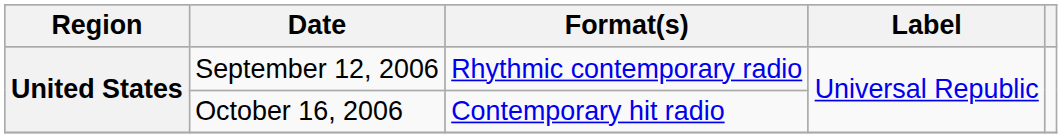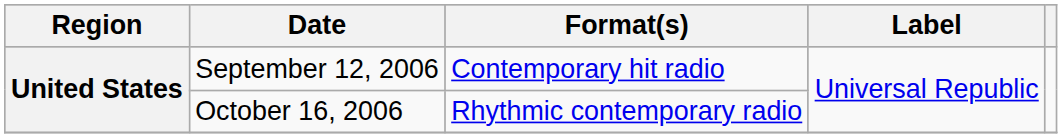(627, 68) Rhythmic contemporary radio -> (588, 68) Contemporary hit radio
(588, 111) Contemporary hit radio -> (627, 111) Rhythmic contemporary radio
